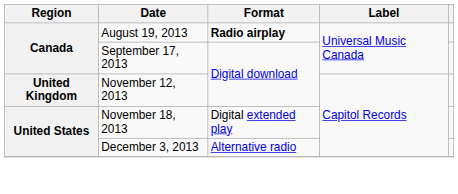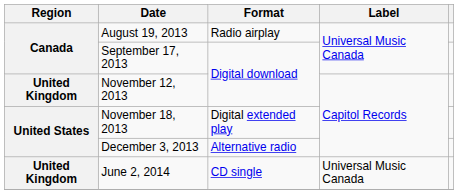(248, 32) bold -> (245, 32) normal
+ row: (135, 173)
